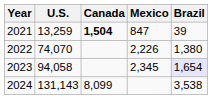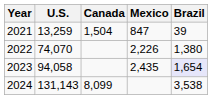(98, 31) bold -> (98, 31) normal
(144, 67) 2,345 -> (144, 67) 2,435
